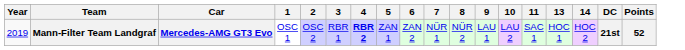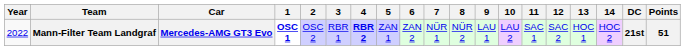+ column: (558, 12)
(17, 32) 2019 -> (17, 32) 2022
(288, 32) normal -> (288, 32) bold
(639, 32) 52 -> (663, 32) 51
